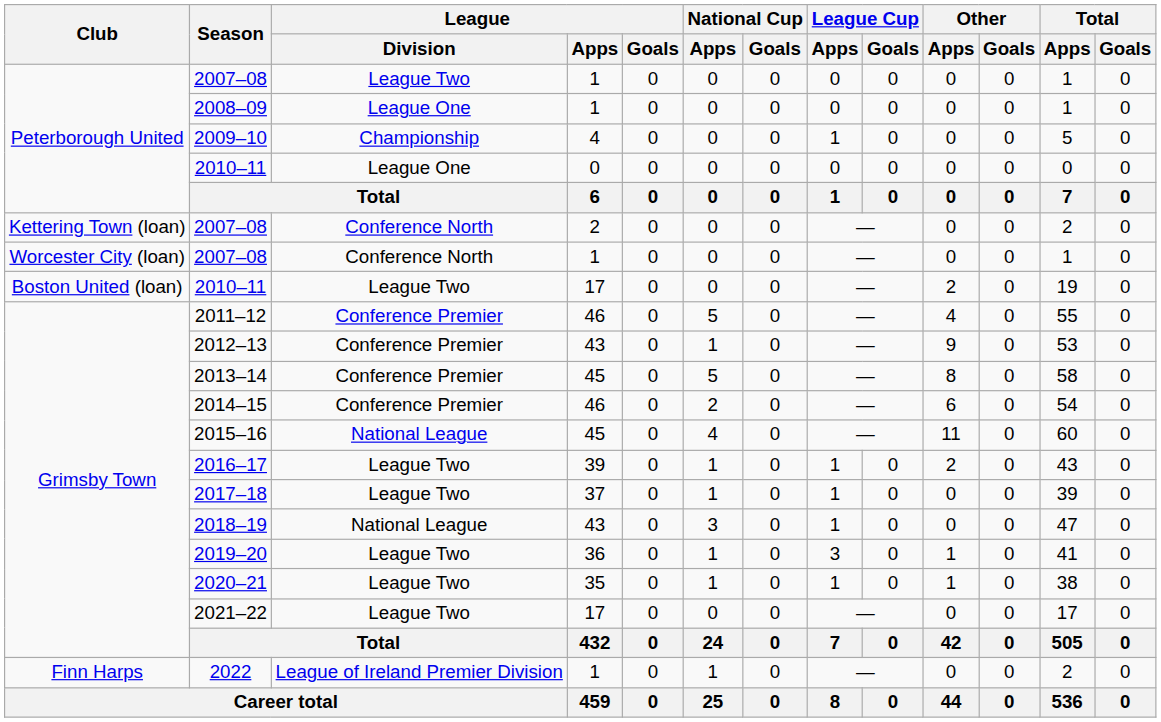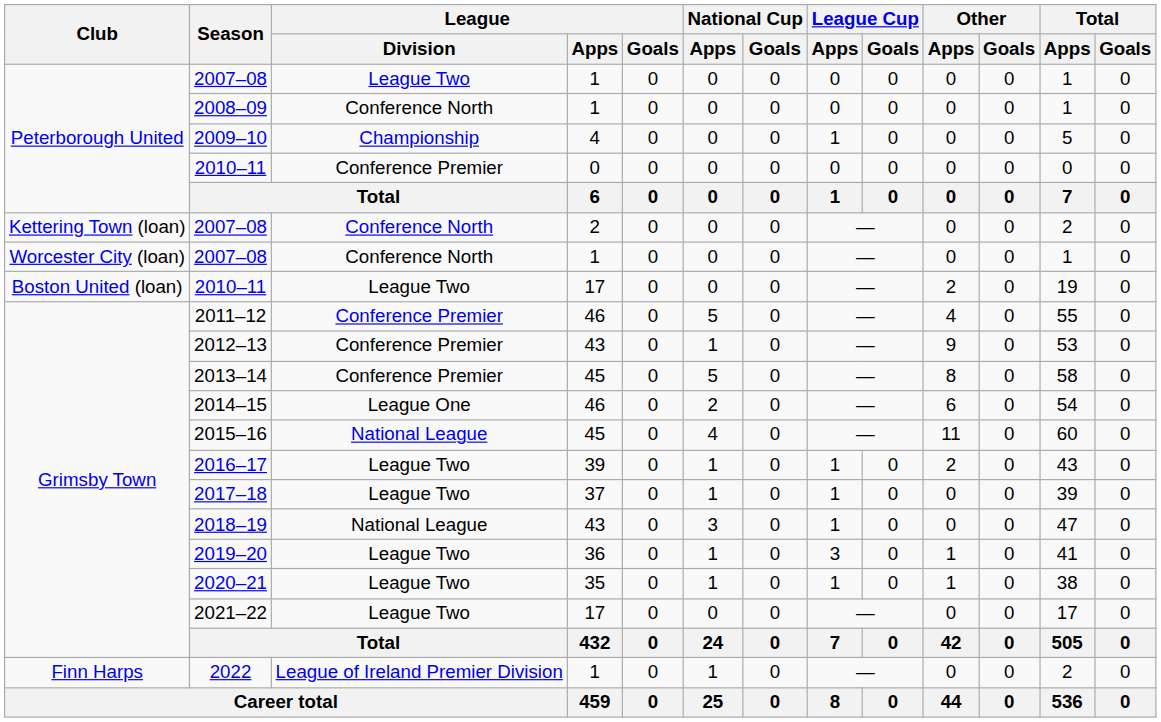(419, 108) League One -> (419, 108) Conference North
(419, 167) League One -> (419, 167) Conference Premier
(419, 405) Conference Premier -> (419, 405) League One
